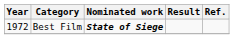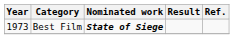(17, 27) 1972 -> (17, 27) 1973
